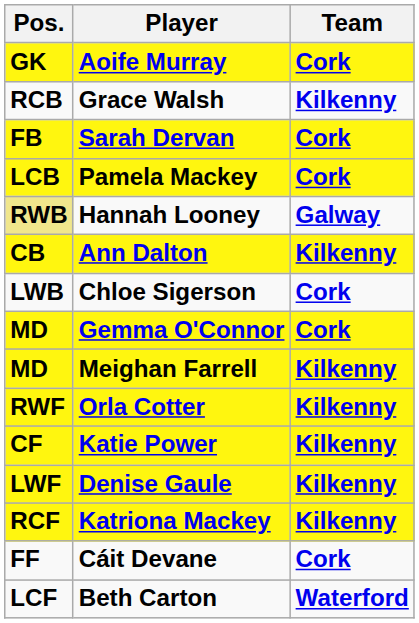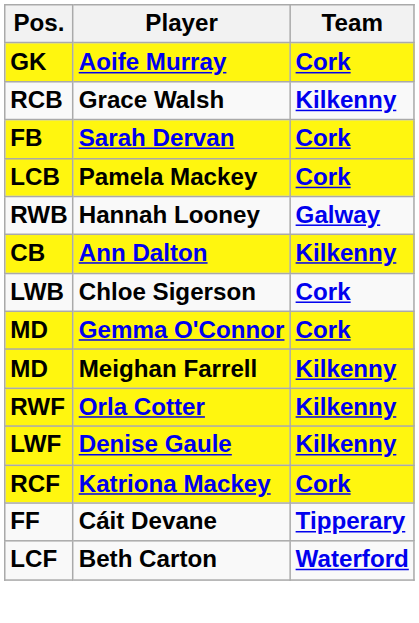(39, 215) khaki background -> (39, 215) no background
- row: (148, 445)
(346, 521) Kilkenny -> (323, 483) Cork
(323, 560) Cork -> (350, 521) Tipperary
